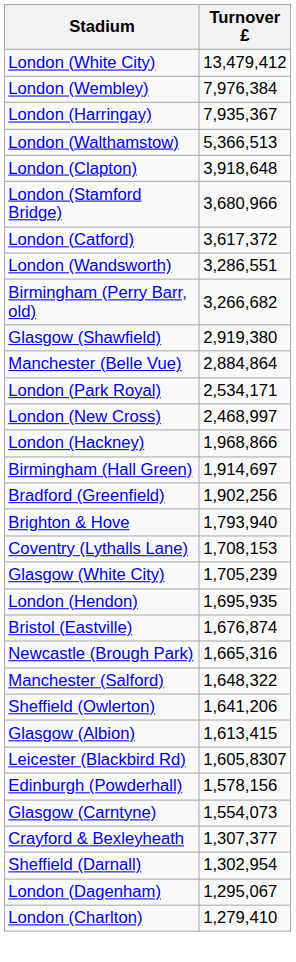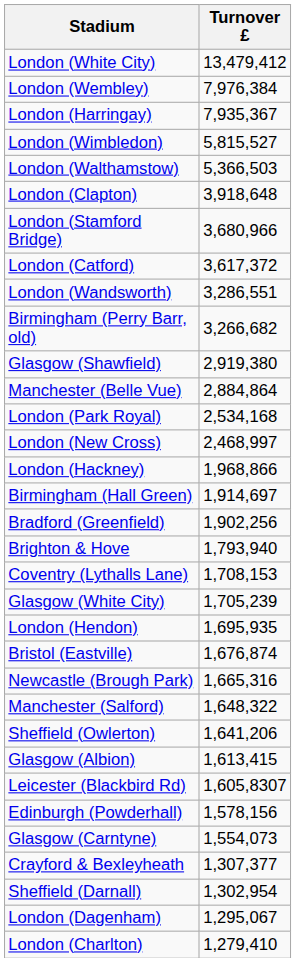+ row: (86, 141)
(240, 141) 5,366,513 -> (240, 168) 5,366,503
(240, 390) 2,534,171 -> (240, 416) 2,534,168
